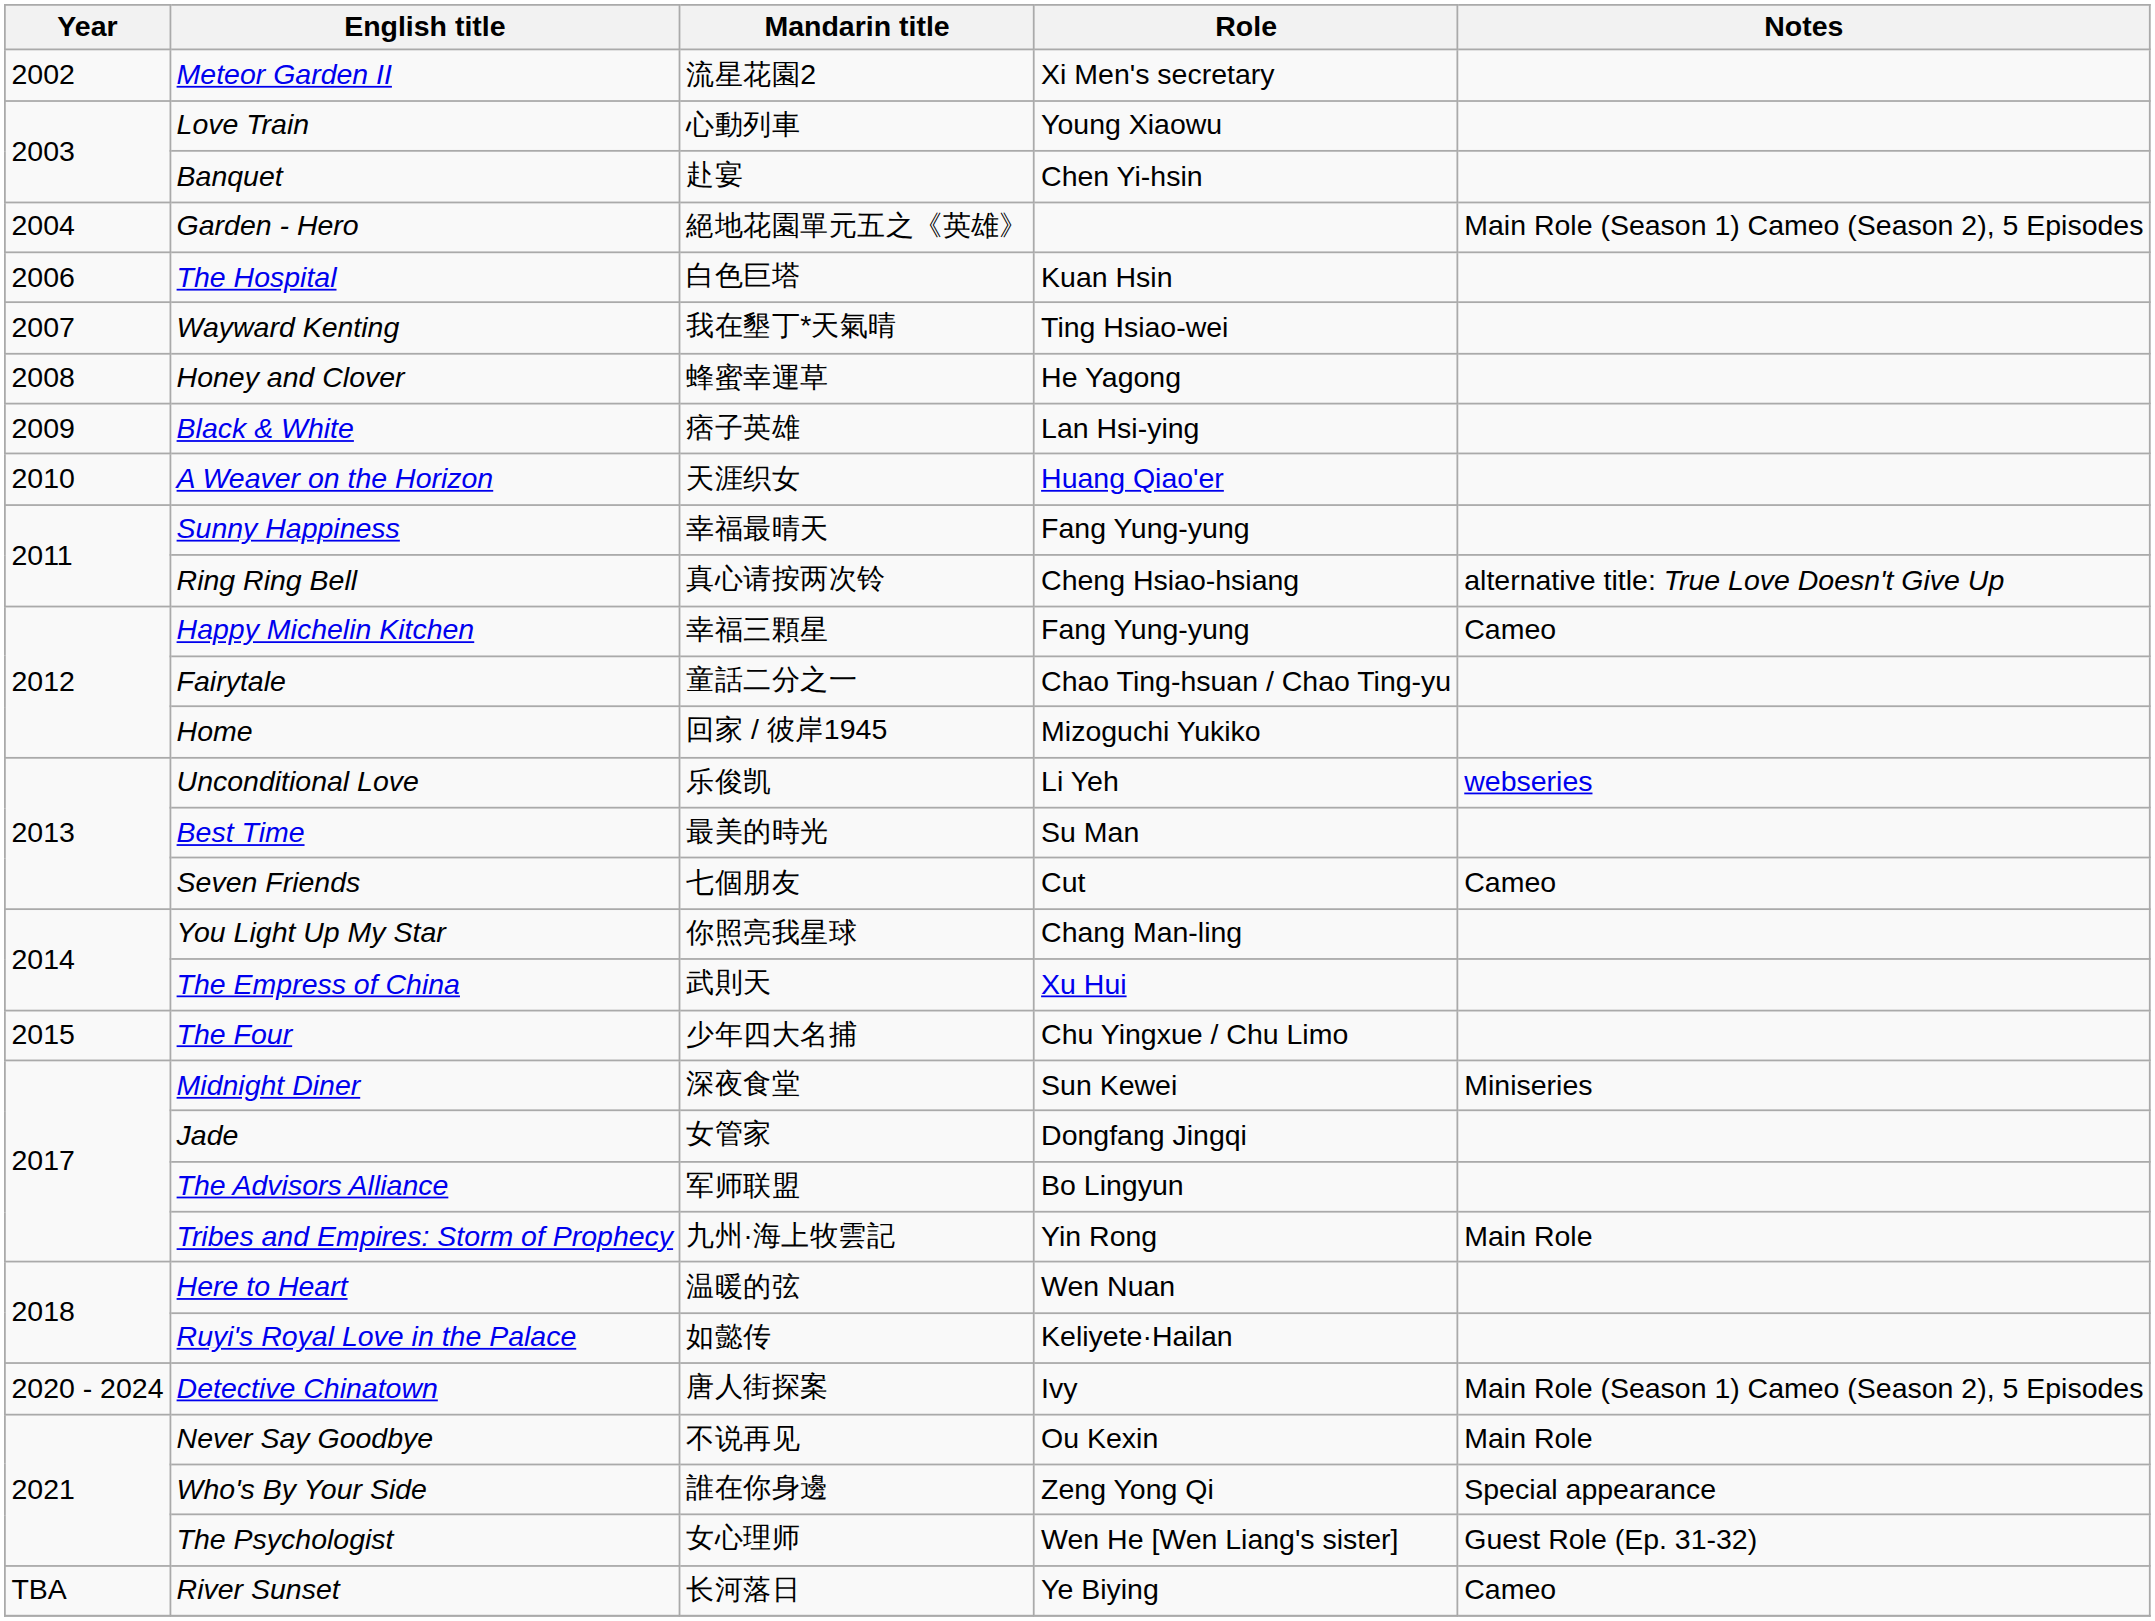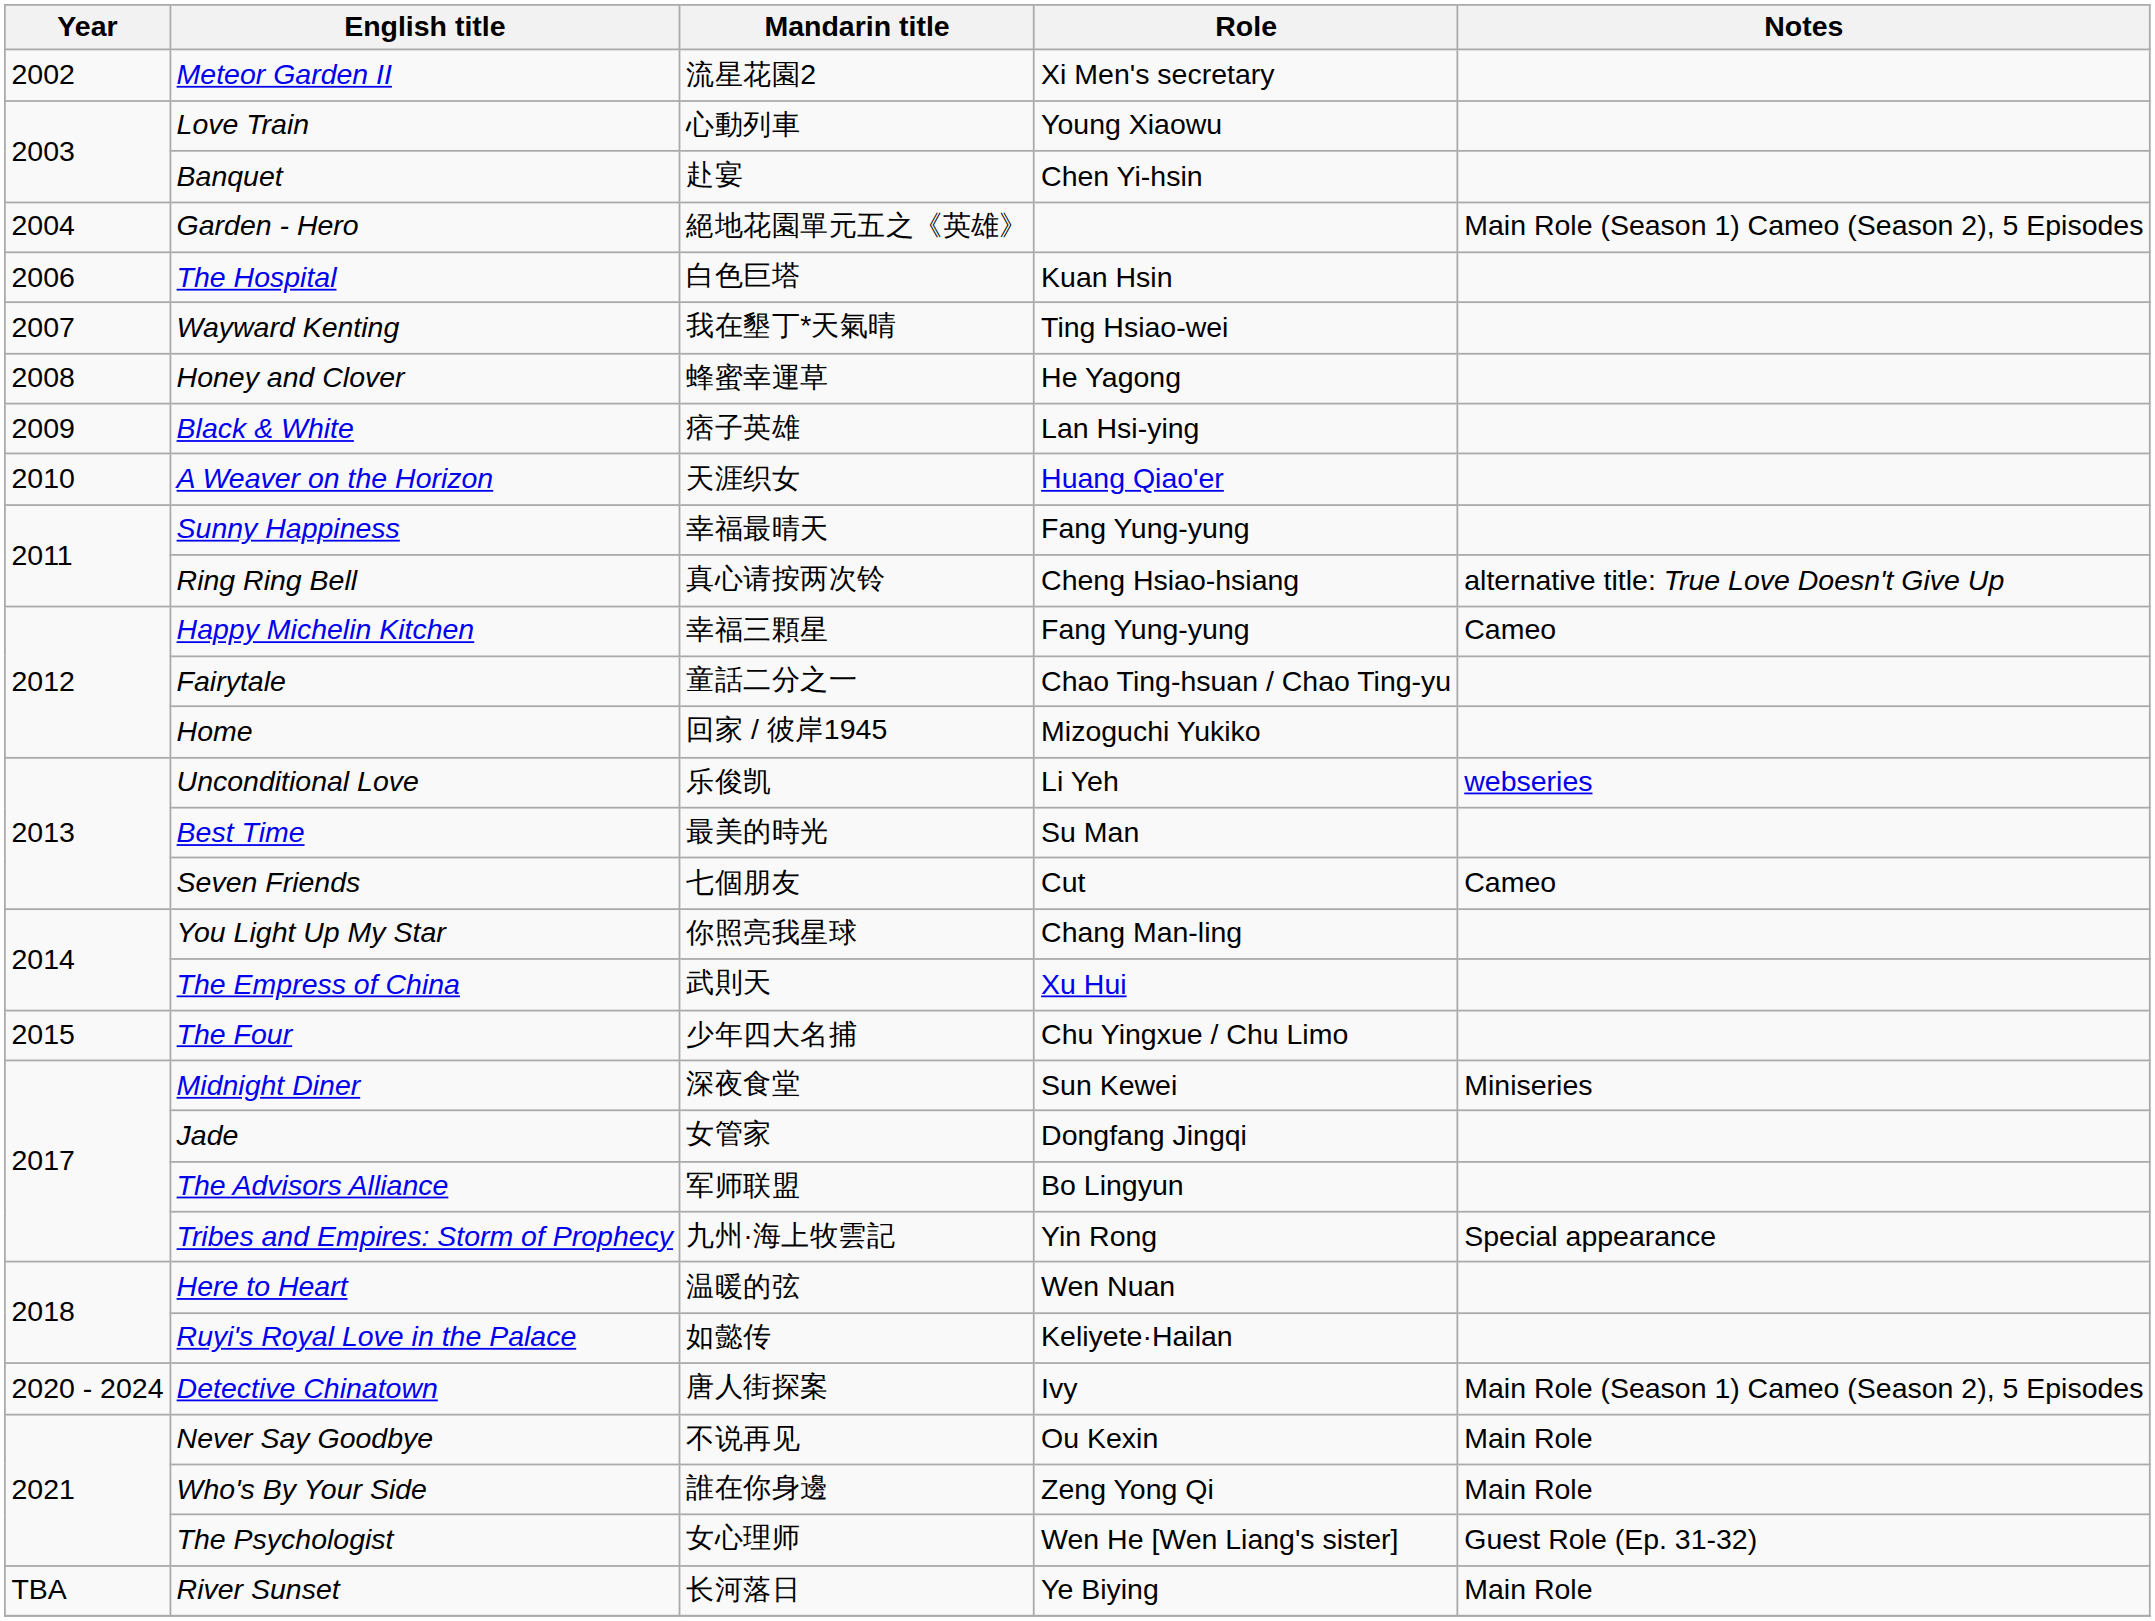(1528, 1236) Main Role -> (1590, 1236) Special appearance
(1590, 1489) Special appearance -> (1528, 1489) Main Role
(1510, 1590) Cameo -> (1528, 1590) Main Role
